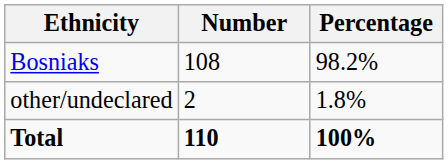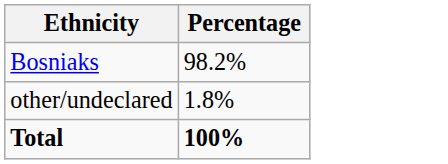- column: (244, 23)
